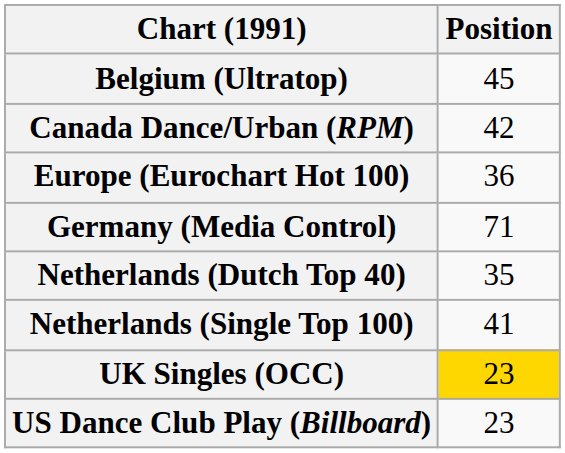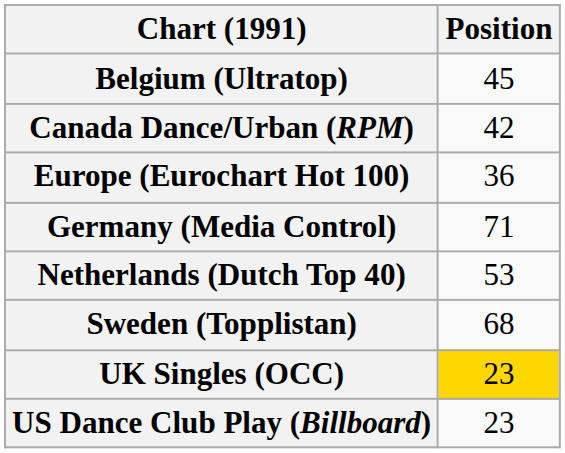(499, 275) 35 -> (499, 275) 53
- row: (222, 324)
+ row: (222, 324)
